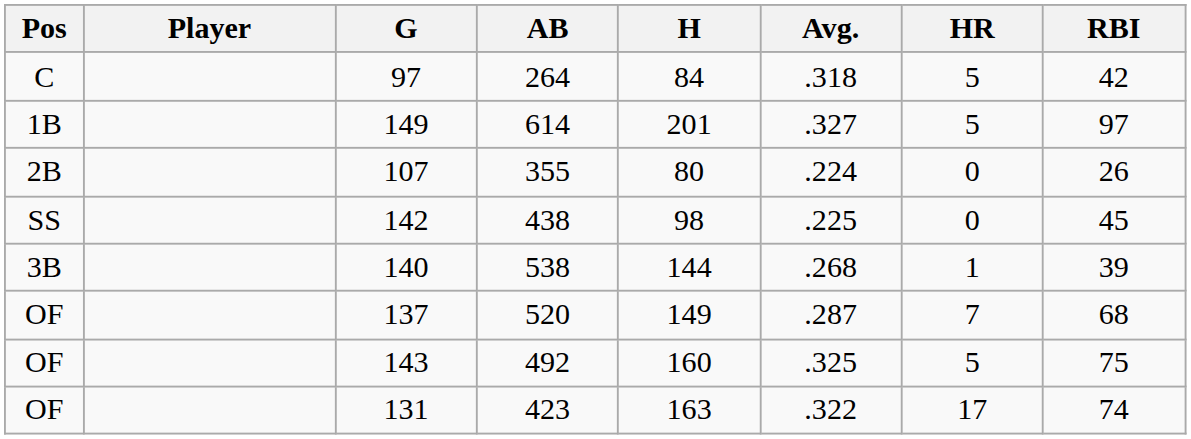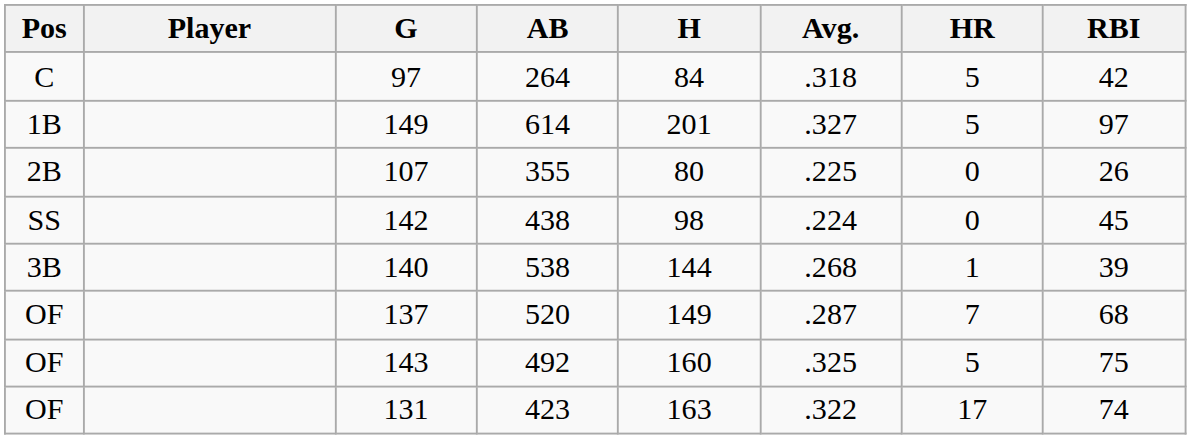(831, 171) .224 -> (831, 171) .225
(831, 219) .225 -> (831, 219) .224
